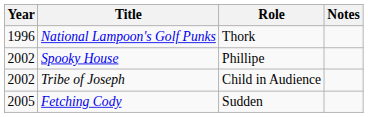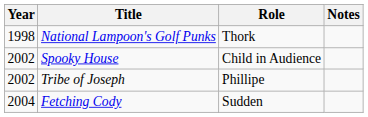(21, 36) 1996 -> (21, 36) 1998
(243, 58) Phillipe -> (272, 58) Child in Audience
(272, 79) Child in Audience -> (243, 79) Phillipe
(21, 101) 2005 -> (21, 101) 2004
